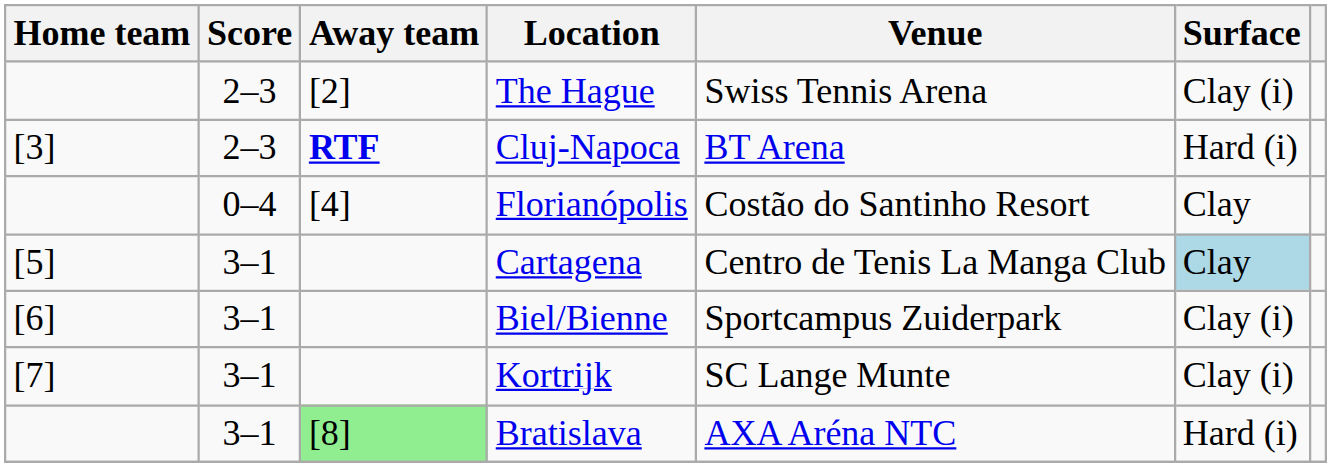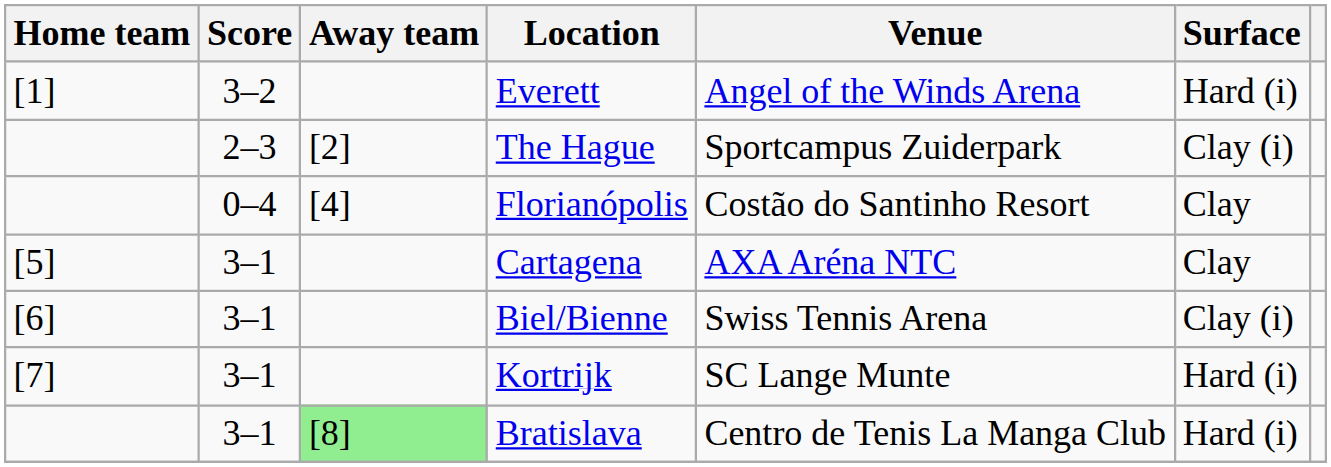+ row: (548, 90)
(846, 90) Swiss Tennis Arena -> (883, 147) Sportcampus Zuiderpark
- row: (588, 147)
(935, 261) Centro de Tenis La Manga Club -> (830, 261) AXA Aréna NTC
(1217, 261) lightblue background -> (1217, 261) no background
(883, 318) Sportcampus Zuiderpark -> (846, 318) Swiss Tennis Arena
(1238, 375) Clay (i) -> (1240, 375) Hard (i)
(830, 432) AXA Aréna NTC -> (935, 432) Centro de Tenis La Manga Club
